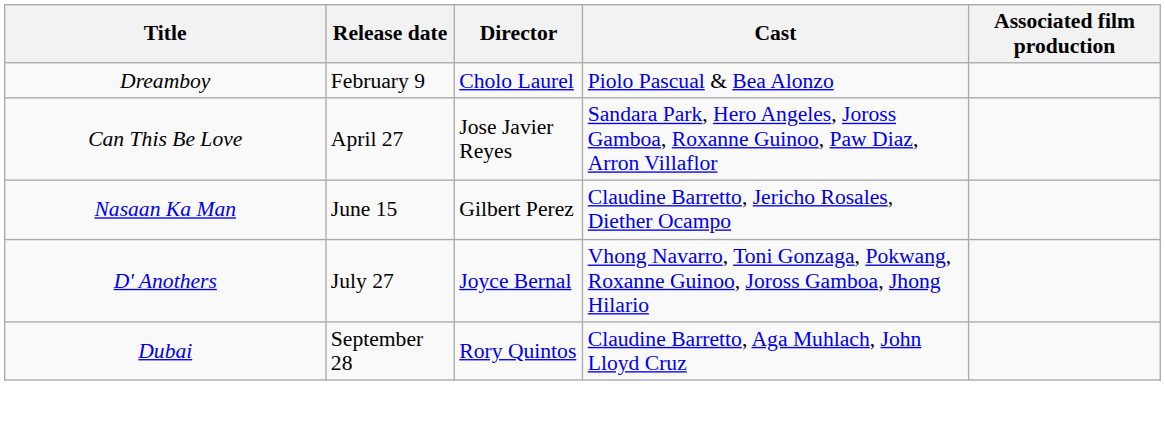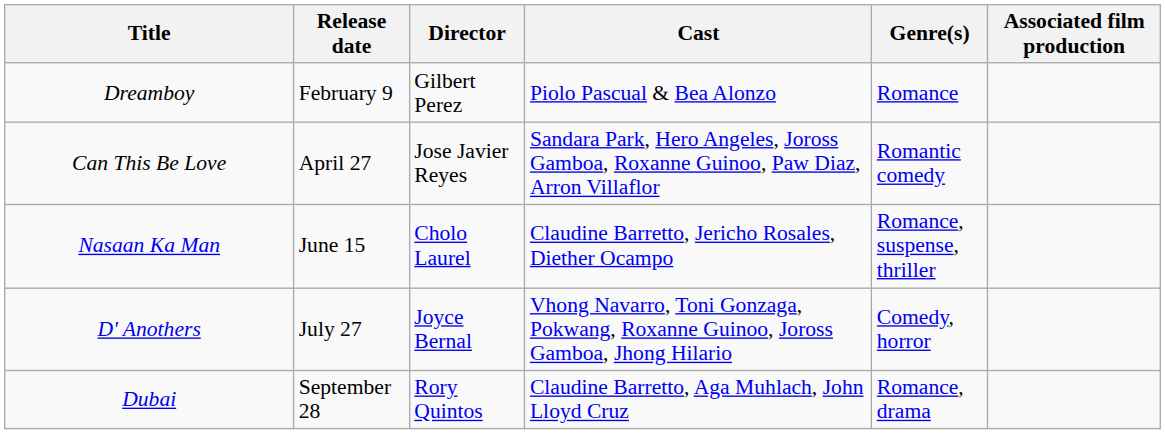+ column: (930, 33)
(517, 80) Cholo Laurel -> (445, 92) Gilbert Perez
(517, 209) Gilbert Perez -> (442, 245) Cholo Laurel
